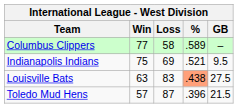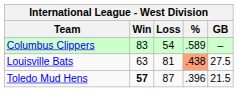(142, 45) 77 -> (142, 45) 83
(168, 45) 58 -> (168, 45) 54
- row: (53, 62)
(168, 78) 83 -> (168, 62) 81
(142, 95) normal -> (142, 78) bold
